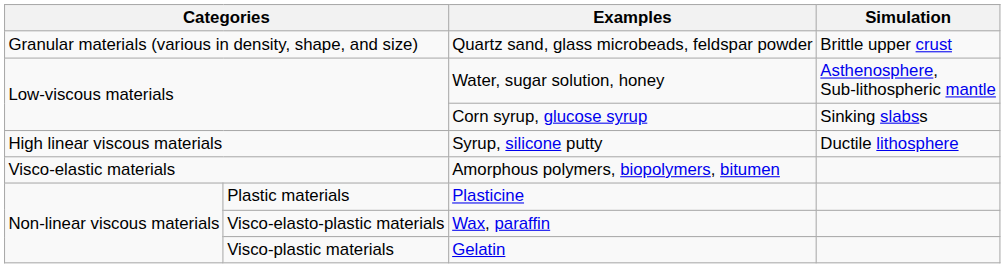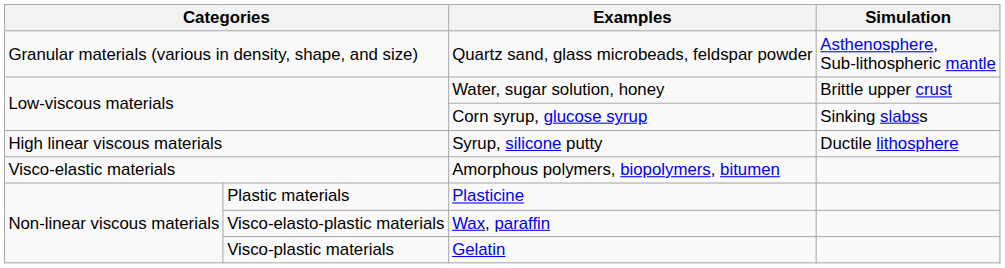(886, 44) Brittle upper crust -> (908, 53) Asthenosphere, Sub-lithospheric mantle
(908, 80) Asthenosphere, Sub-lithospheric mantle -> (886, 90) Brittle upper crust
